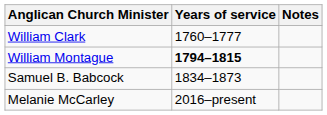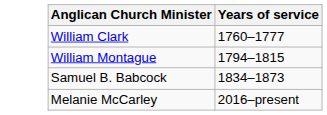- column: (301, 15)
(208, 57) bold -> (251, 57) normal
